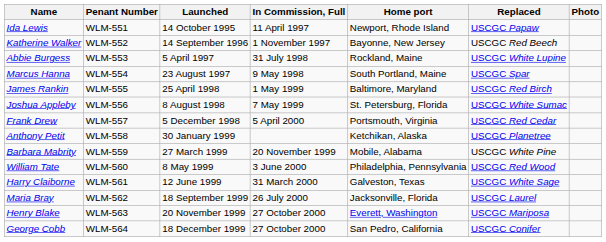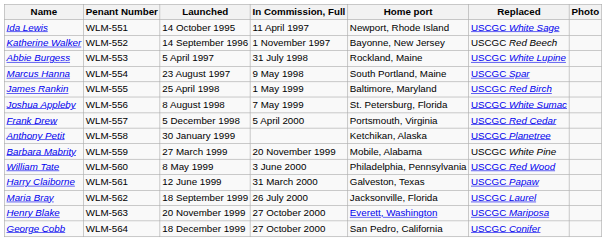(505, 27) USCGC Papaw -> (515, 27) USCGC White Sage
(515, 182) USCGC White Sage -> (505, 182) USCGC Papaw
